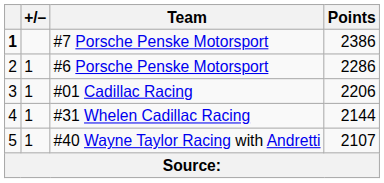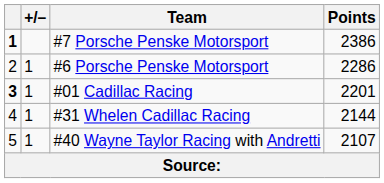(13, 91) normal -> (13, 91) bold
(358, 91) 2206 -> (358, 91) 2201
